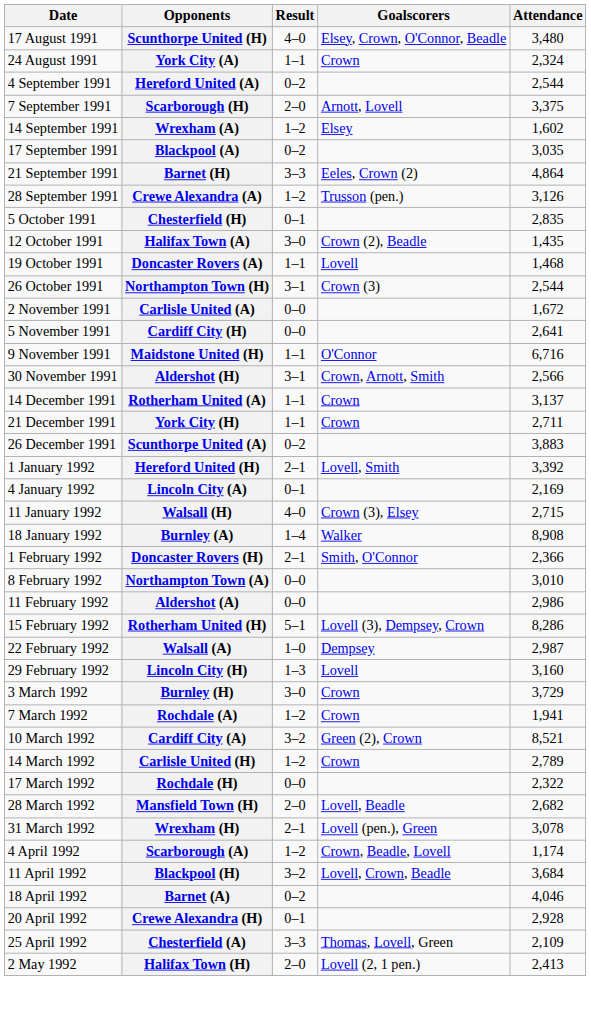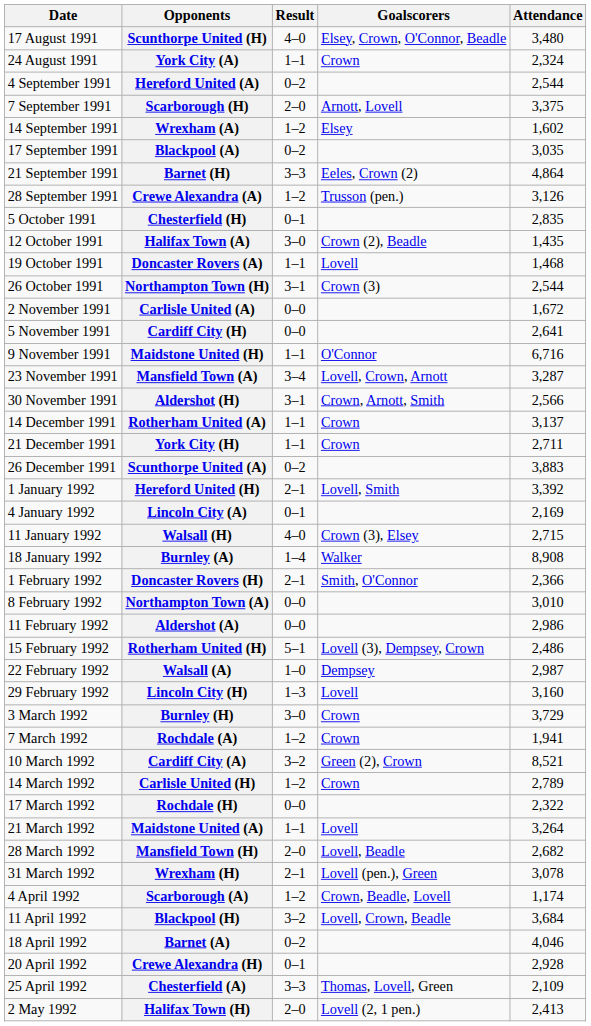+ row: (197, 377)
(548, 625) 8,286 -> (548, 648) 2,486
+ row: (197, 828)
